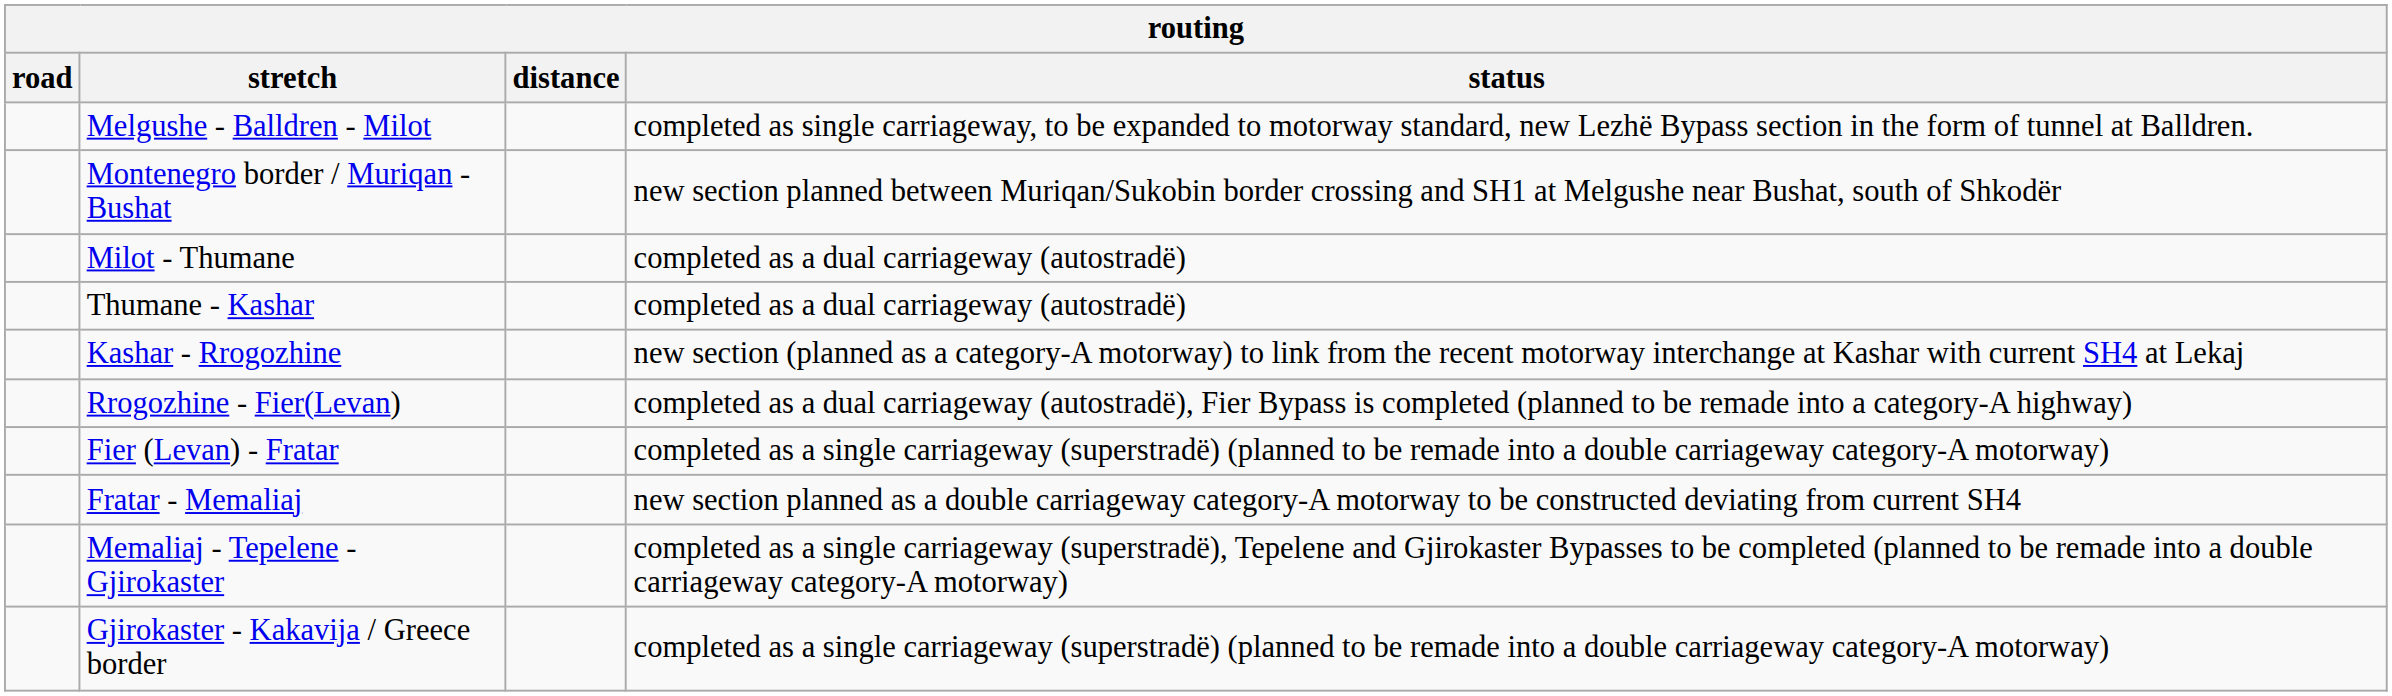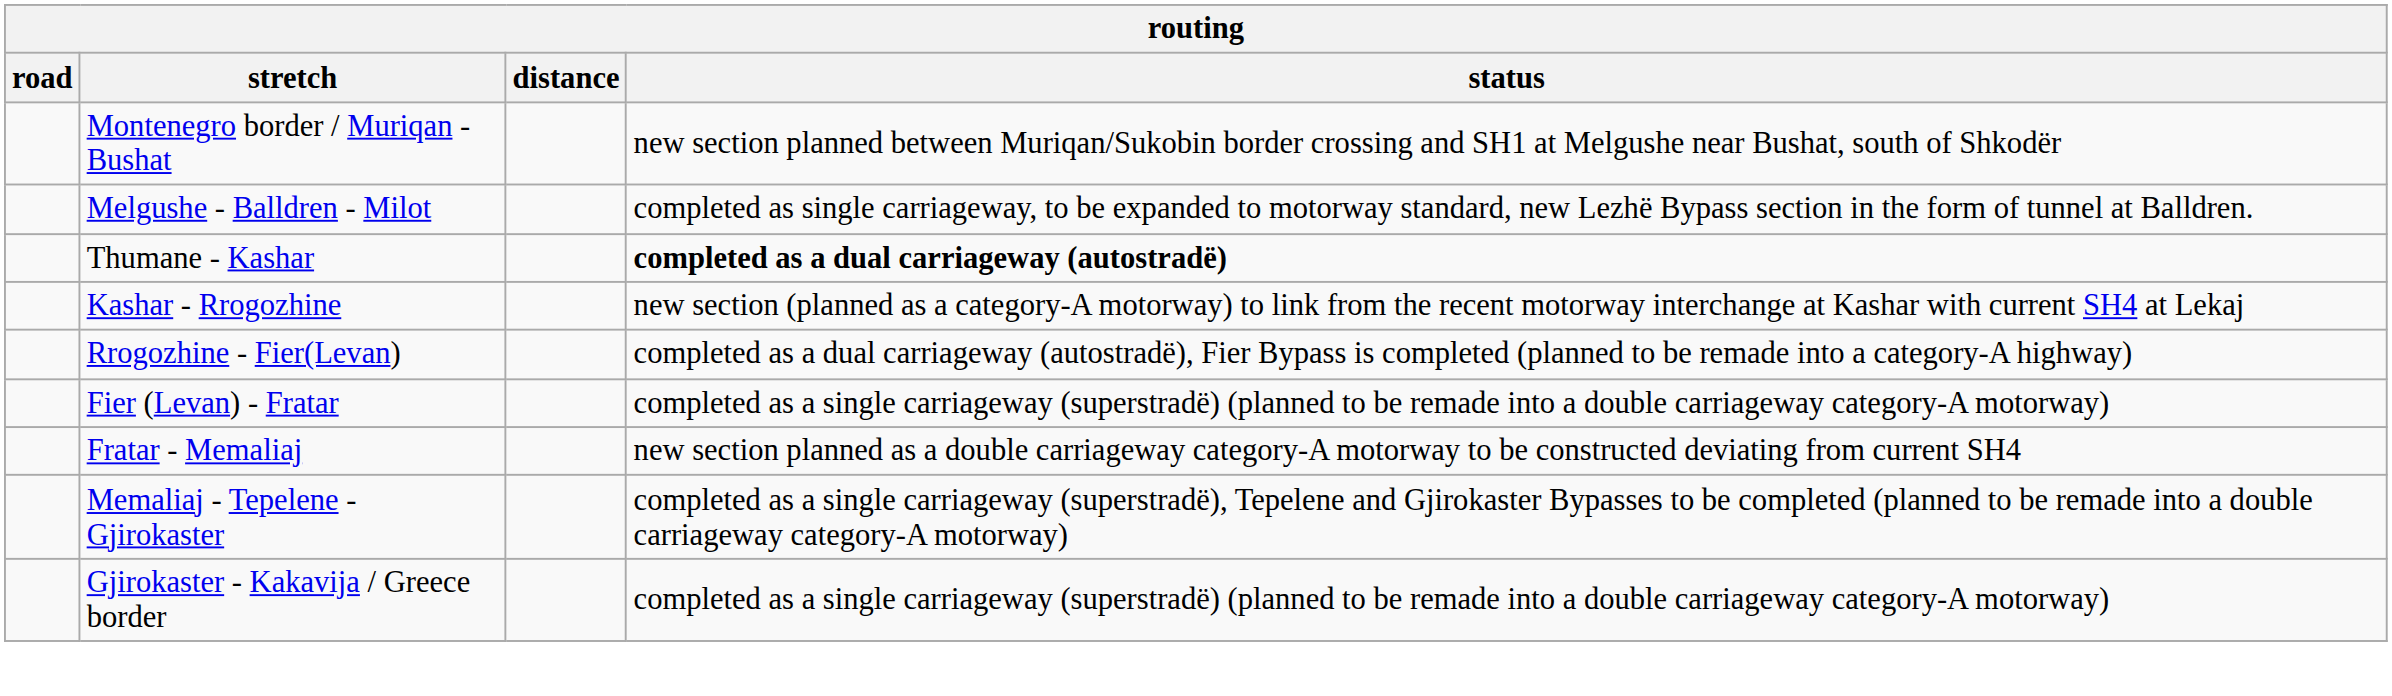rows swapped: (278, 191) <-> (259, 125)
- row: (191, 256)
(910, 305) normal -> (930, 256) bold
